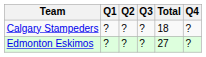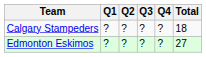columns swapped: (192, 12) <-> (169, 12)
